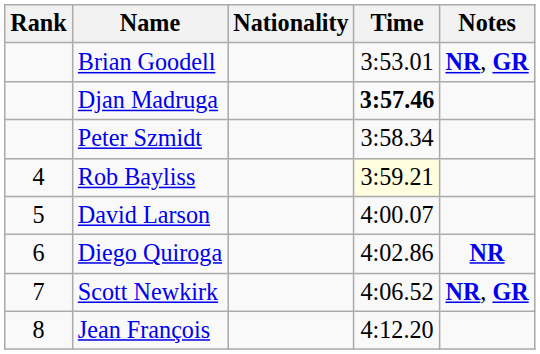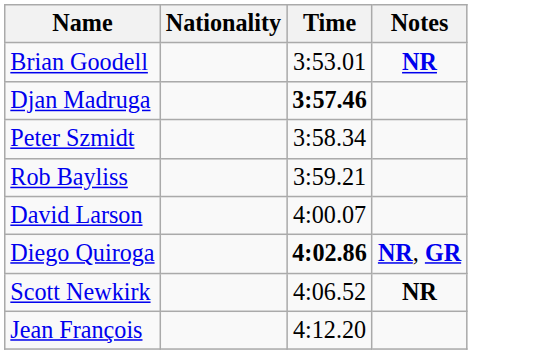- column: (39, 23)
(487, 61) NR, GR -> (420, 61) NR
(397, 176) lightyellow background -> (330, 176) no background
(397, 253) normal -> (330, 253) bold
(487, 253) NR -> (420, 253) NR, GR
(487, 291) NR, GR -> (420, 291) NR
